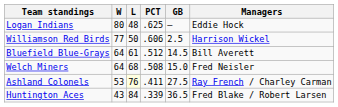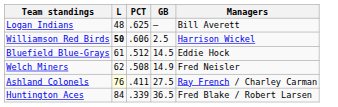- column: (119, 11)
(218, 25) Eddie Hock -> (209, 25) Bill Averett
(133, 39) normal -> (119, 39) bold
(223, 53) Bill Averett -> (204, 53) Eddie Hock
(133, 67) 68 -> (119, 67) 62
(178, 67) 15.0 -> (163, 67) 14.9
